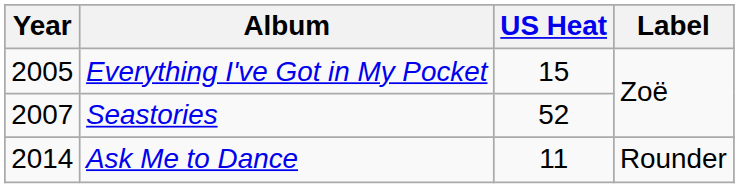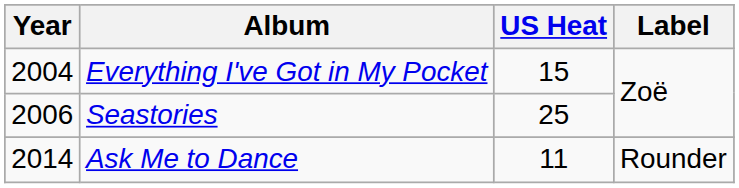(42, 70) 2005 -> (42, 70) 2004
(42, 114) 2007 -> (42, 114) 2006
(554, 114) 52 -> (554, 114) 25
